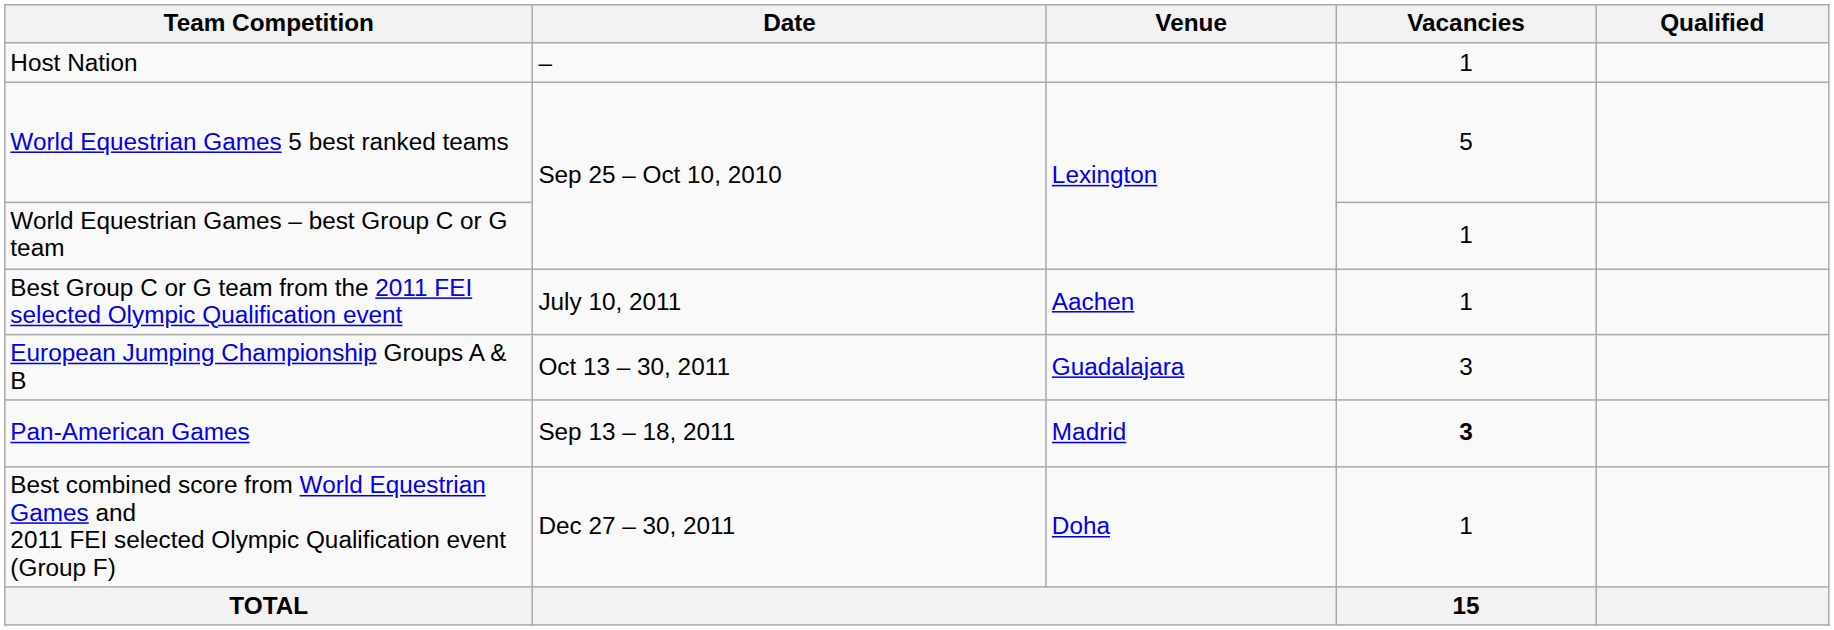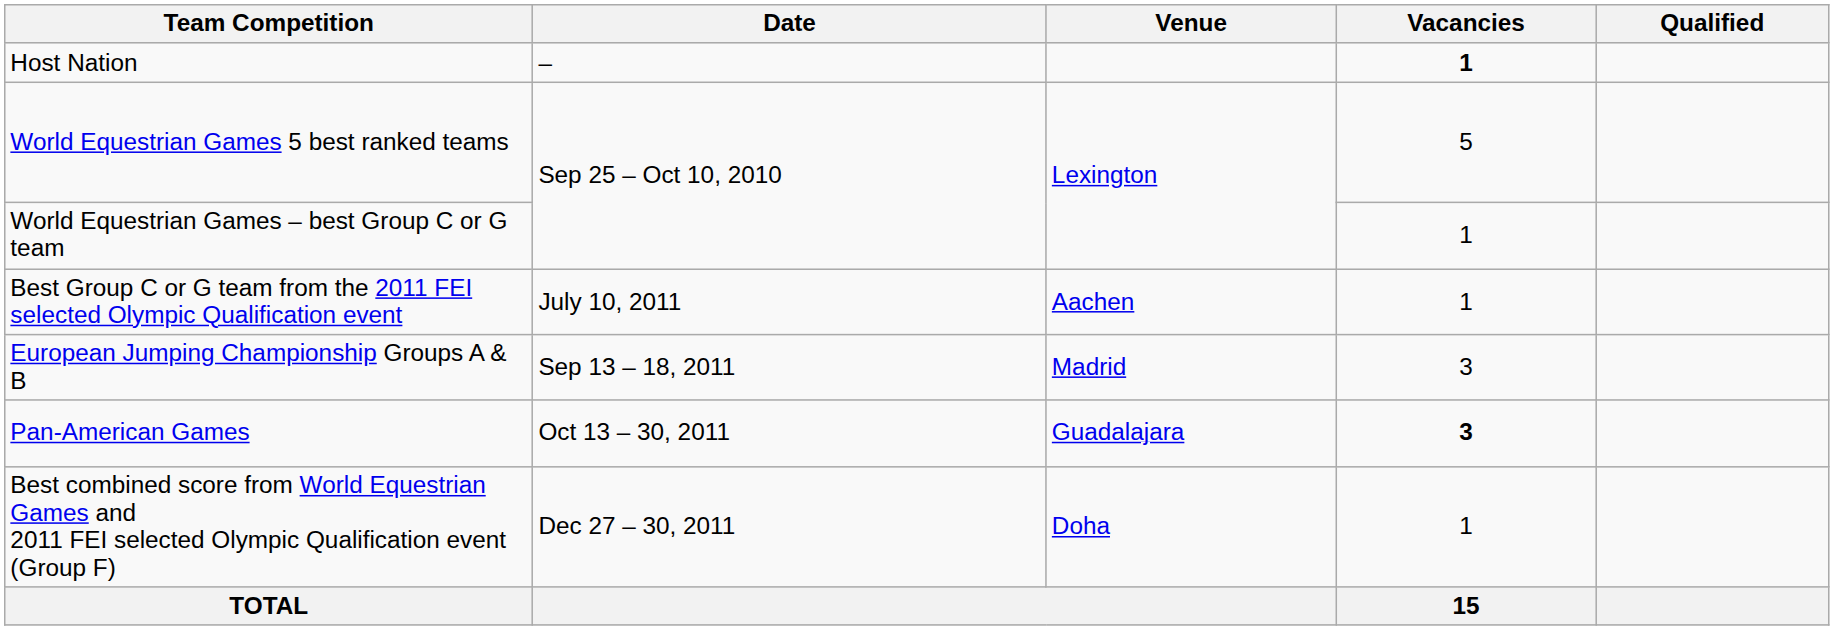(1466, 62) normal -> (1466, 62) bold
(634, 367) Oct 13 – 30, 2011 -> (637, 367) Sep 13 – 18, 2011
(1118, 367) Guadalajara -> (1089, 367) Madrid
(637, 433) Sep 13 – 18, 2011 -> (634, 433) Oct 13 – 30, 2011
(1089, 433) Madrid -> (1118, 433) Guadalajara
